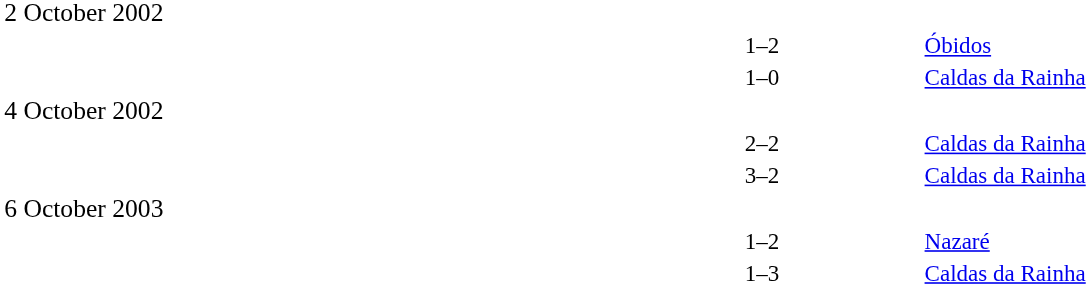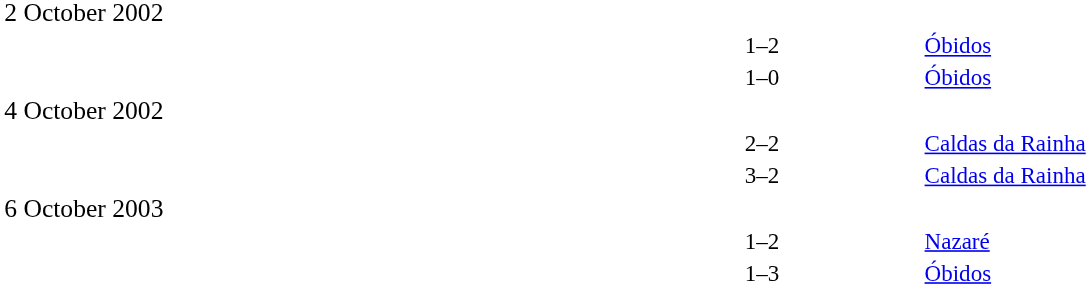(1005, 77) Caldas da Rainha -> (958, 77) Óbidos
(1005, 273) Caldas da Rainha -> (958, 273) Óbidos
